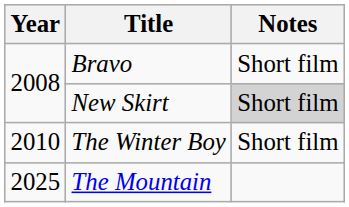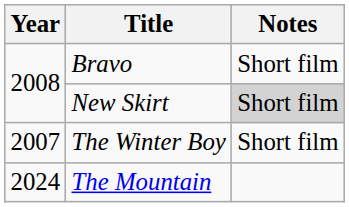(35, 142) 2010 -> (35, 142) 2007
(35, 181) 2025 -> (35, 181) 2024
